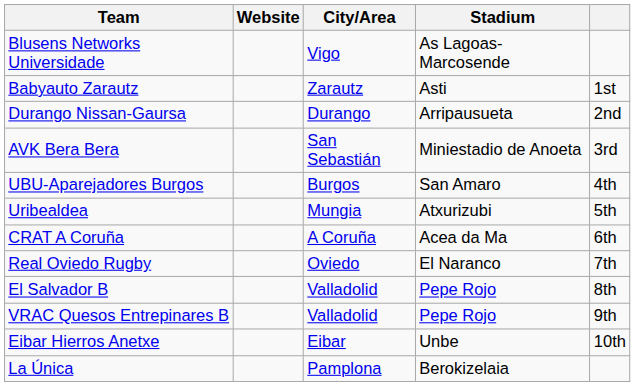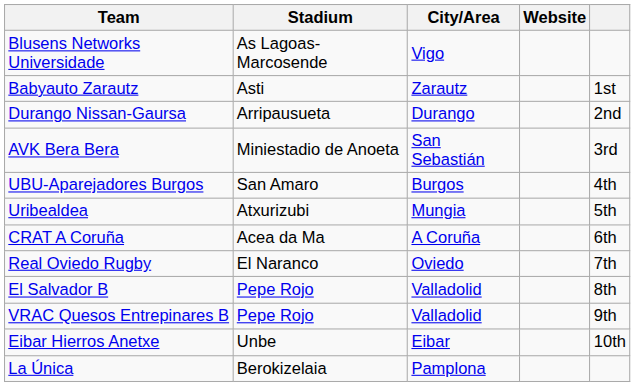columns swapped: (503, 17) <-> (268, 17)
